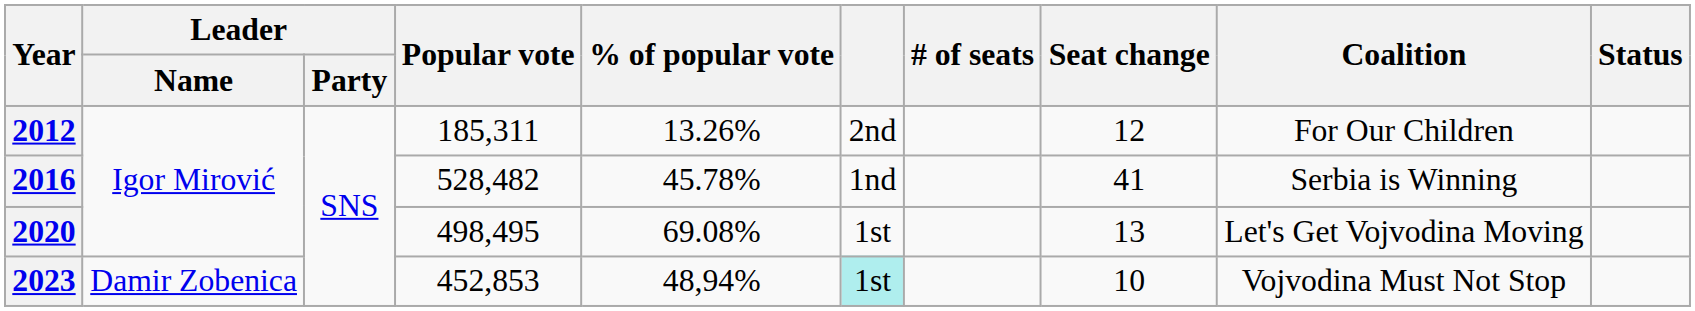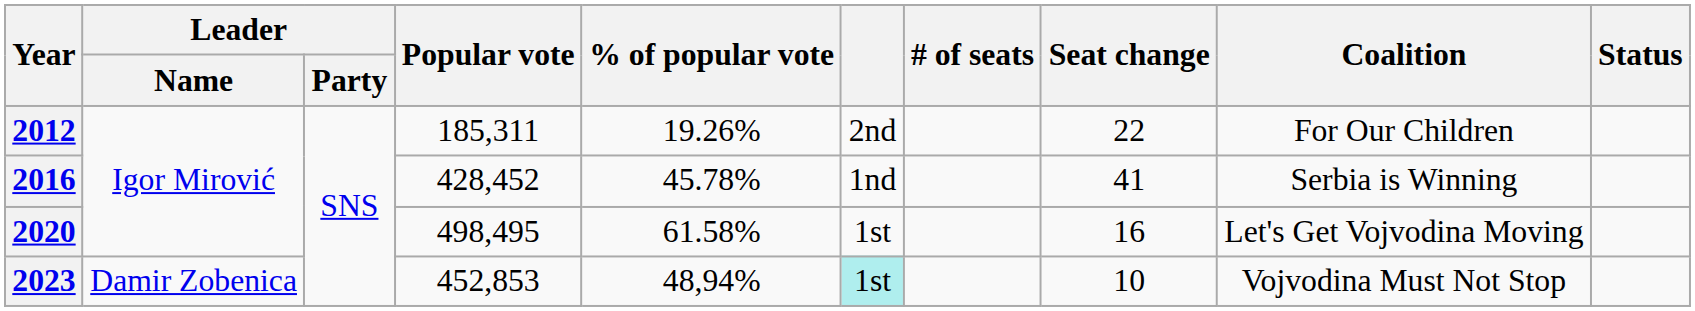(712, 130) 13.26% -> (712, 130) 19.26%
(1129, 130) 12 -> (1129, 130) 22
(488, 180) 528,482 -> (488, 180) 428,452
(712, 230) 69.08% -> (712, 230) 61.58%
(1129, 230) 13 -> (1129, 230) 16
